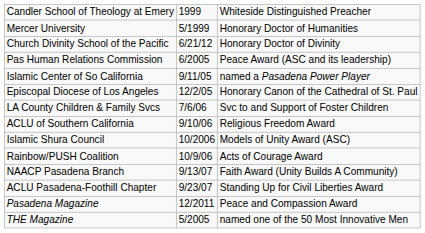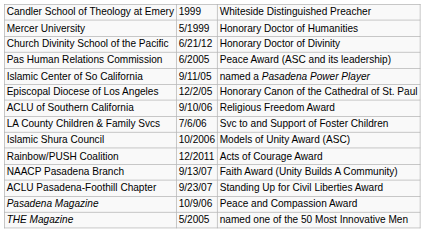rows swapped: (83, 108) <-> (70, 124)
(195, 156) 10/9/06 -> (196, 156) 12/2011
(196, 204) 12/2011 -> (195, 204) 10/9/06
